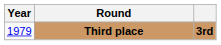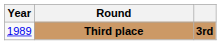(19, 31) 1979 -> (19, 31) 1989
